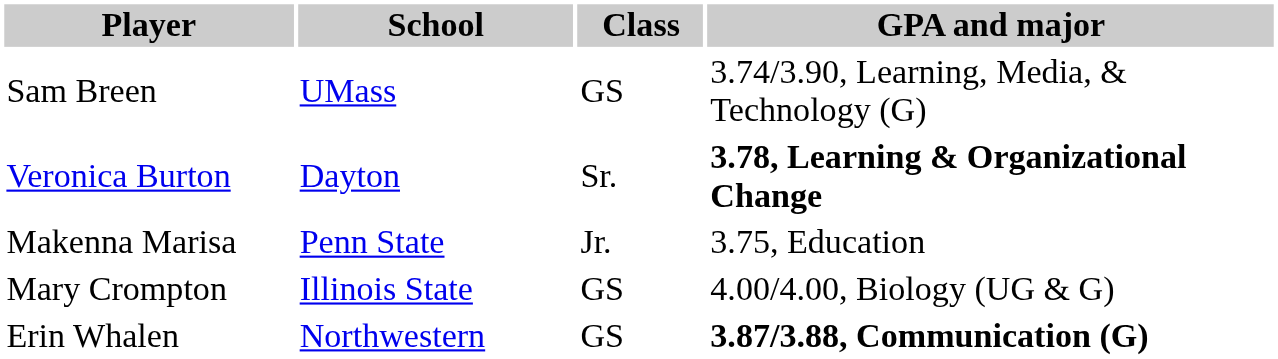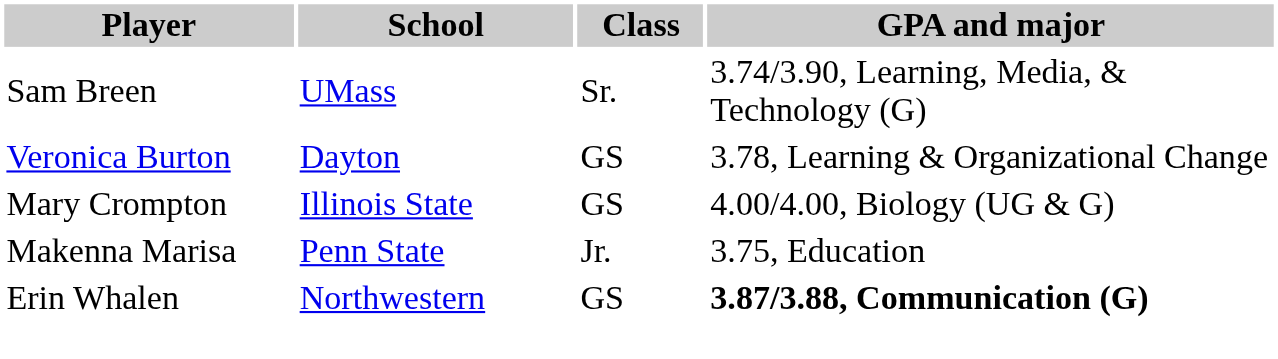(602, 91) GS -> (599, 91) Sr.
(599, 176) Sr. -> (602, 157) GS
(948, 176) bold -> (989, 157) normal
rows swapped: (117, 289) <-> (121, 242)
